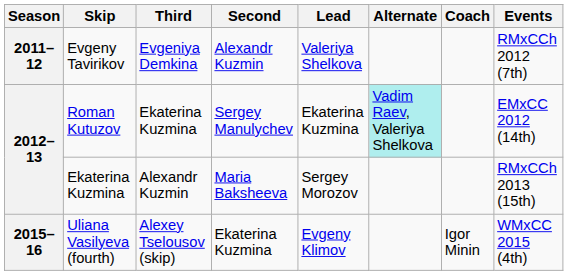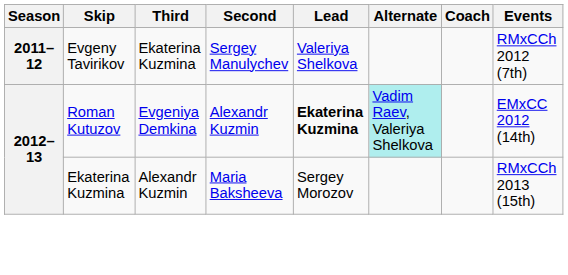(170, 56) Evgeniya Demkina -> (170, 56) Ekaterina Kuzmina
(243, 56) Alexandr Kuzmin -> (249, 56) Sergey Manulychev
(170, 120) Ekaterina Kuzmina -> (169, 120) Evgeniya Demkina
(254, 120) Sergey Manulychev -> (239, 120) Alexandr Kuzmin
(333, 120) normal -> (330, 120) bold
- row: (98, 242)
